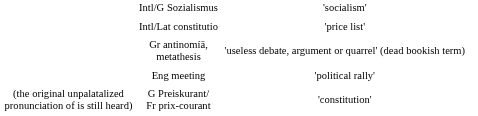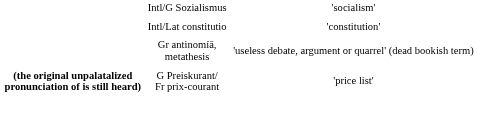(345, 26) 'price list' -> (353, 26) 'constitution'
- row: (178, 75)
(68, 99) normal -> (73, 81) bold
(345, 99) 'constitution' -> (353, 81) 'price list'
